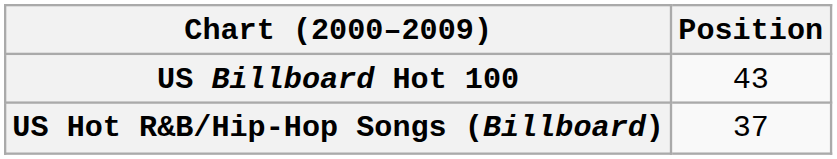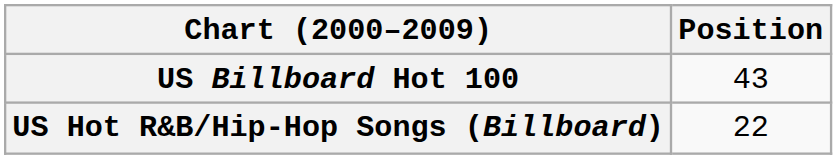(751, 128) 37 -> (751, 128) 22
